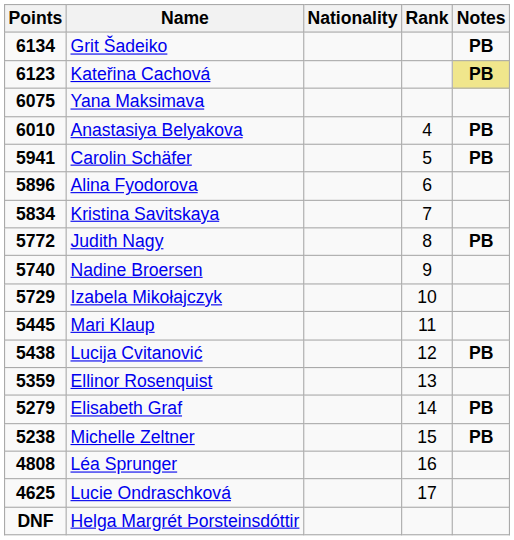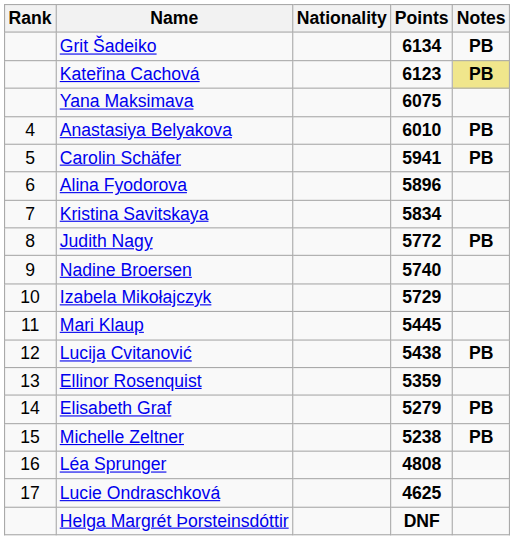columns swapped: (427, 18) <-> (35, 18)
